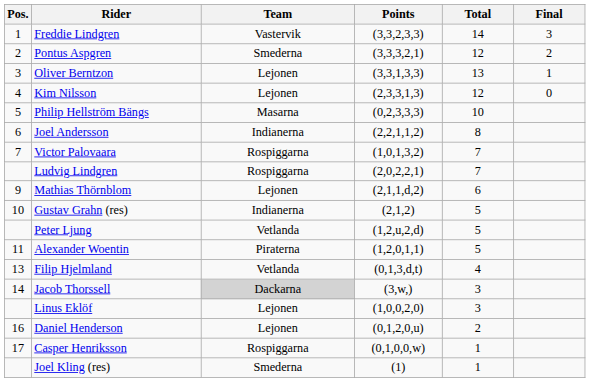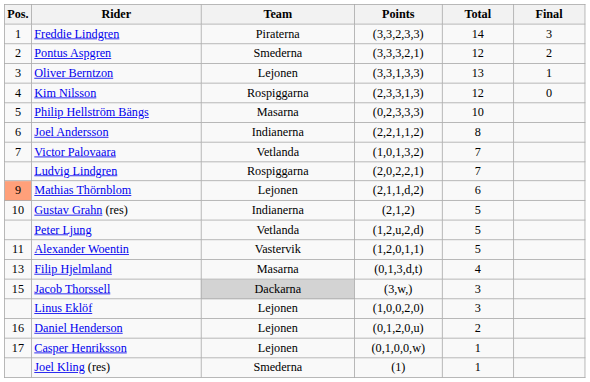(278, 33) Vastervik -> (278, 33) Piraterna
(278, 92) Lejonen -> (278, 92) Rospiggarna
(278, 151) Rospiggarna -> (278, 151) Vetlanda
(18, 190) no background -> (18, 190) lightsalmon background
(278, 249) Piraterna -> (278, 249) Vastervik
(278, 269) Vetlanda -> (278, 269) Masarna
(18, 288) 14 -> (18, 288) 15
(278, 347) Rospiggarna -> (278, 347) Lejonen
